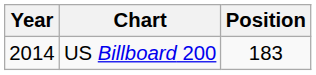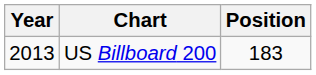(32, 52) 2014 -> (32, 52) 2013
